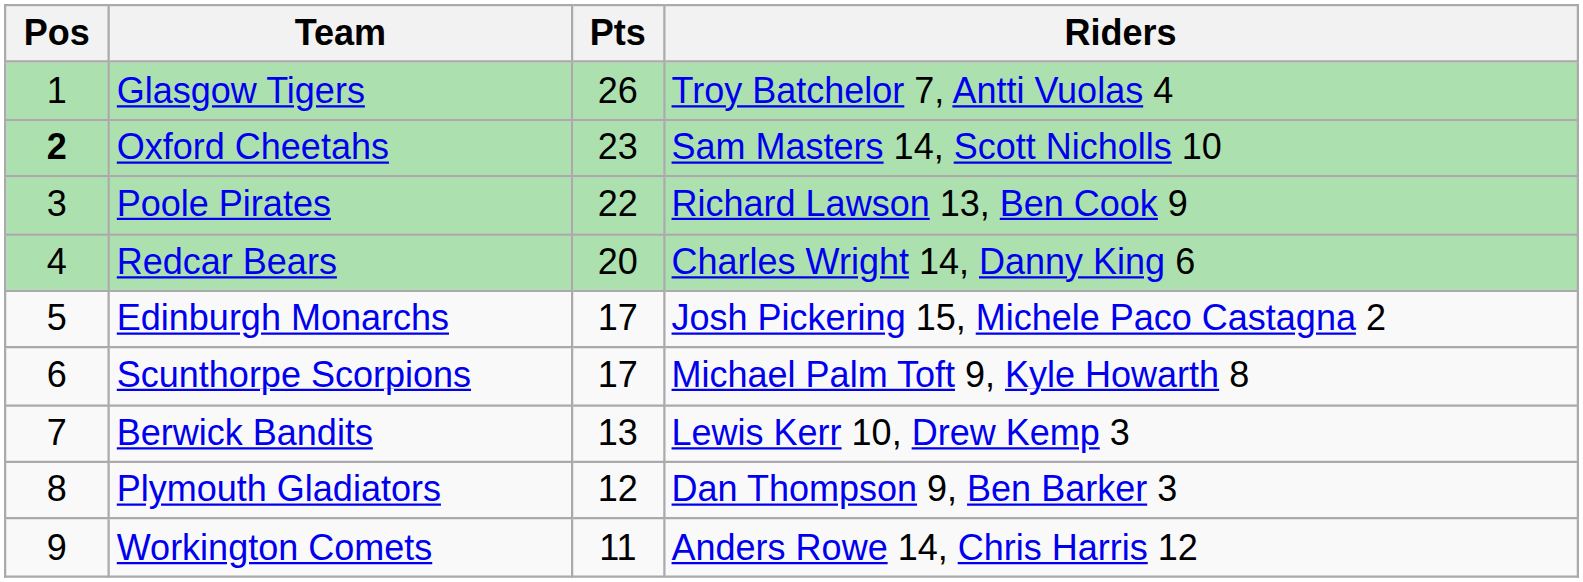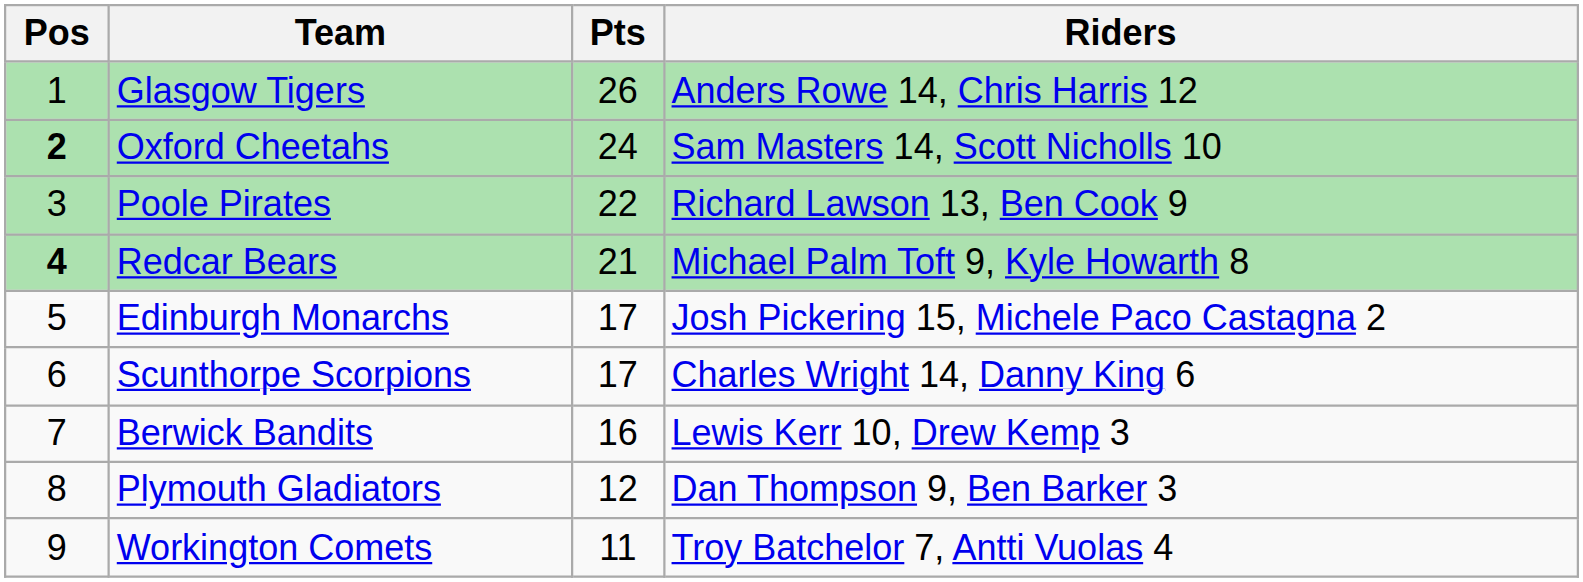(922, 90) Troy Batchelor 7, Antti Vuolas 4 -> (935, 90) Anders Rowe 14, Chris Harris 12
(618, 147) 23 -> (618, 147) 24
(57, 261) normal -> (57, 261) bold
(618, 261) 20 -> (618, 261) 21
(933, 261) Charles Wright 14, Danny King 6 -> (960, 261) Michael Palm Toft 9, Kyle Howarth 8
(960, 375) Michael Palm Toft 9, Kyle Howarth 8 -> (933, 375) Charles Wright 14, Danny King 6
(618, 432) 13 -> (618, 432) 16
(935, 546) Anders Rowe 14, Chris Harris 12 -> (922, 546) Troy Batchelor 7, Antti Vuolas 4
